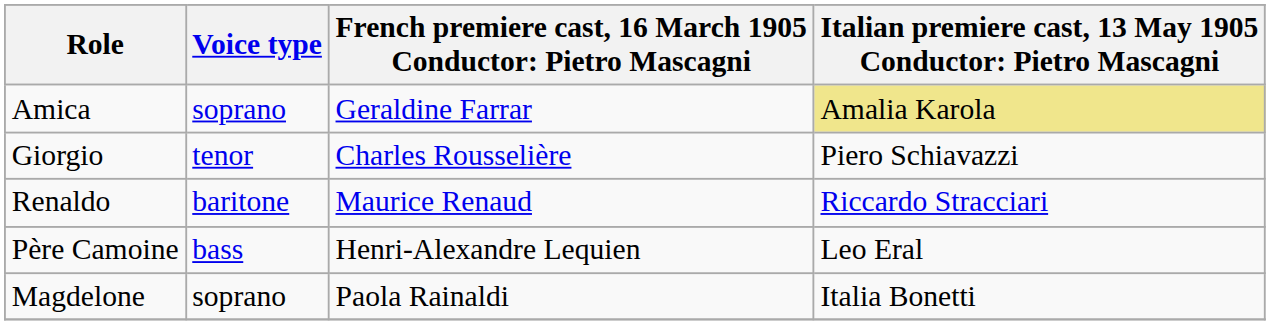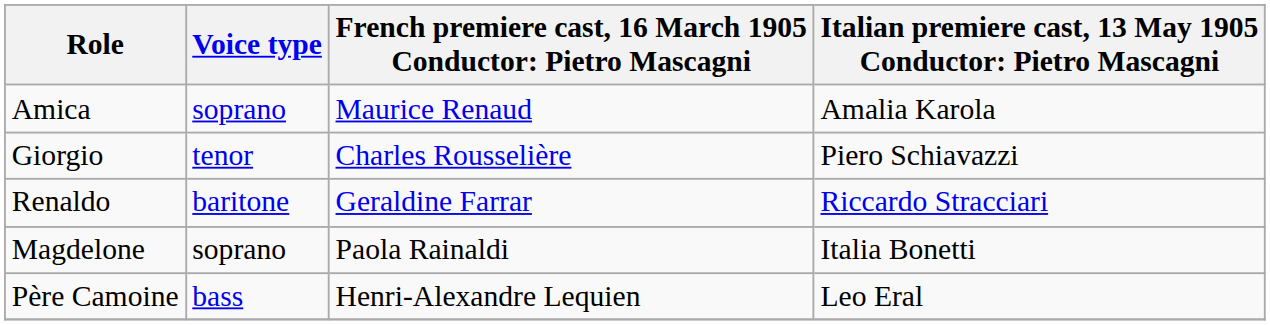(434, 108) Geraldine Farrar -> (434, 108) Maurice Renaud
(908, 108) khaki background -> (908, 108) no background
(434, 202) Maurice Renaud -> (434, 202) Geraldine Farrar
rows swapped: (95, 249) <-> (78, 295)
